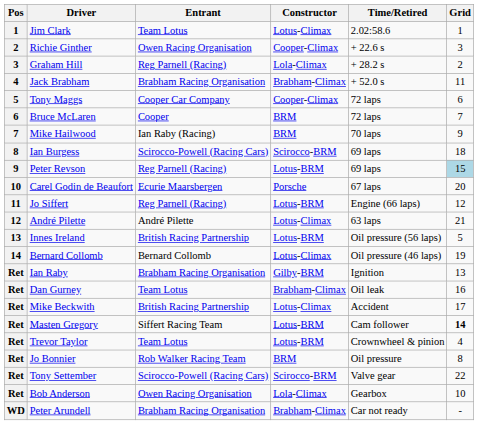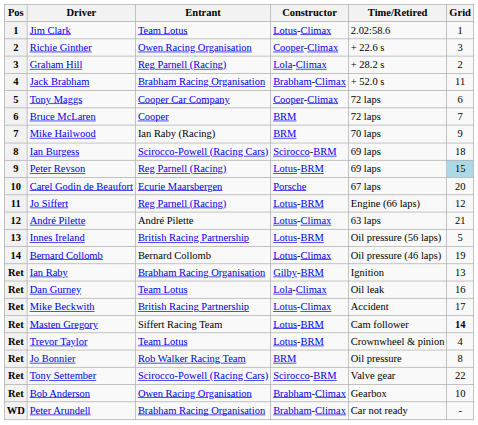(310, 290) Brabham-Climax -> (300, 290) Lola-Climax
(300, 393) Lola-Climax -> (310, 393) Brabham-Climax
